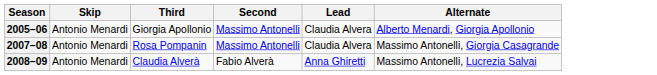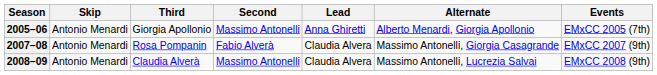+ column: (607, 12)
(338, 29) Claudia Alvera -> (335, 29) Anna Ghiretti
(258, 45) Massimo Antonelli -> (245, 45) Fabio Alverà
(245, 62) Fabio Alverà -> (258, 62) Massimo Antonelli
(335, 62) Anna Ghiretti -> (338, 62) Claudia Alvera
